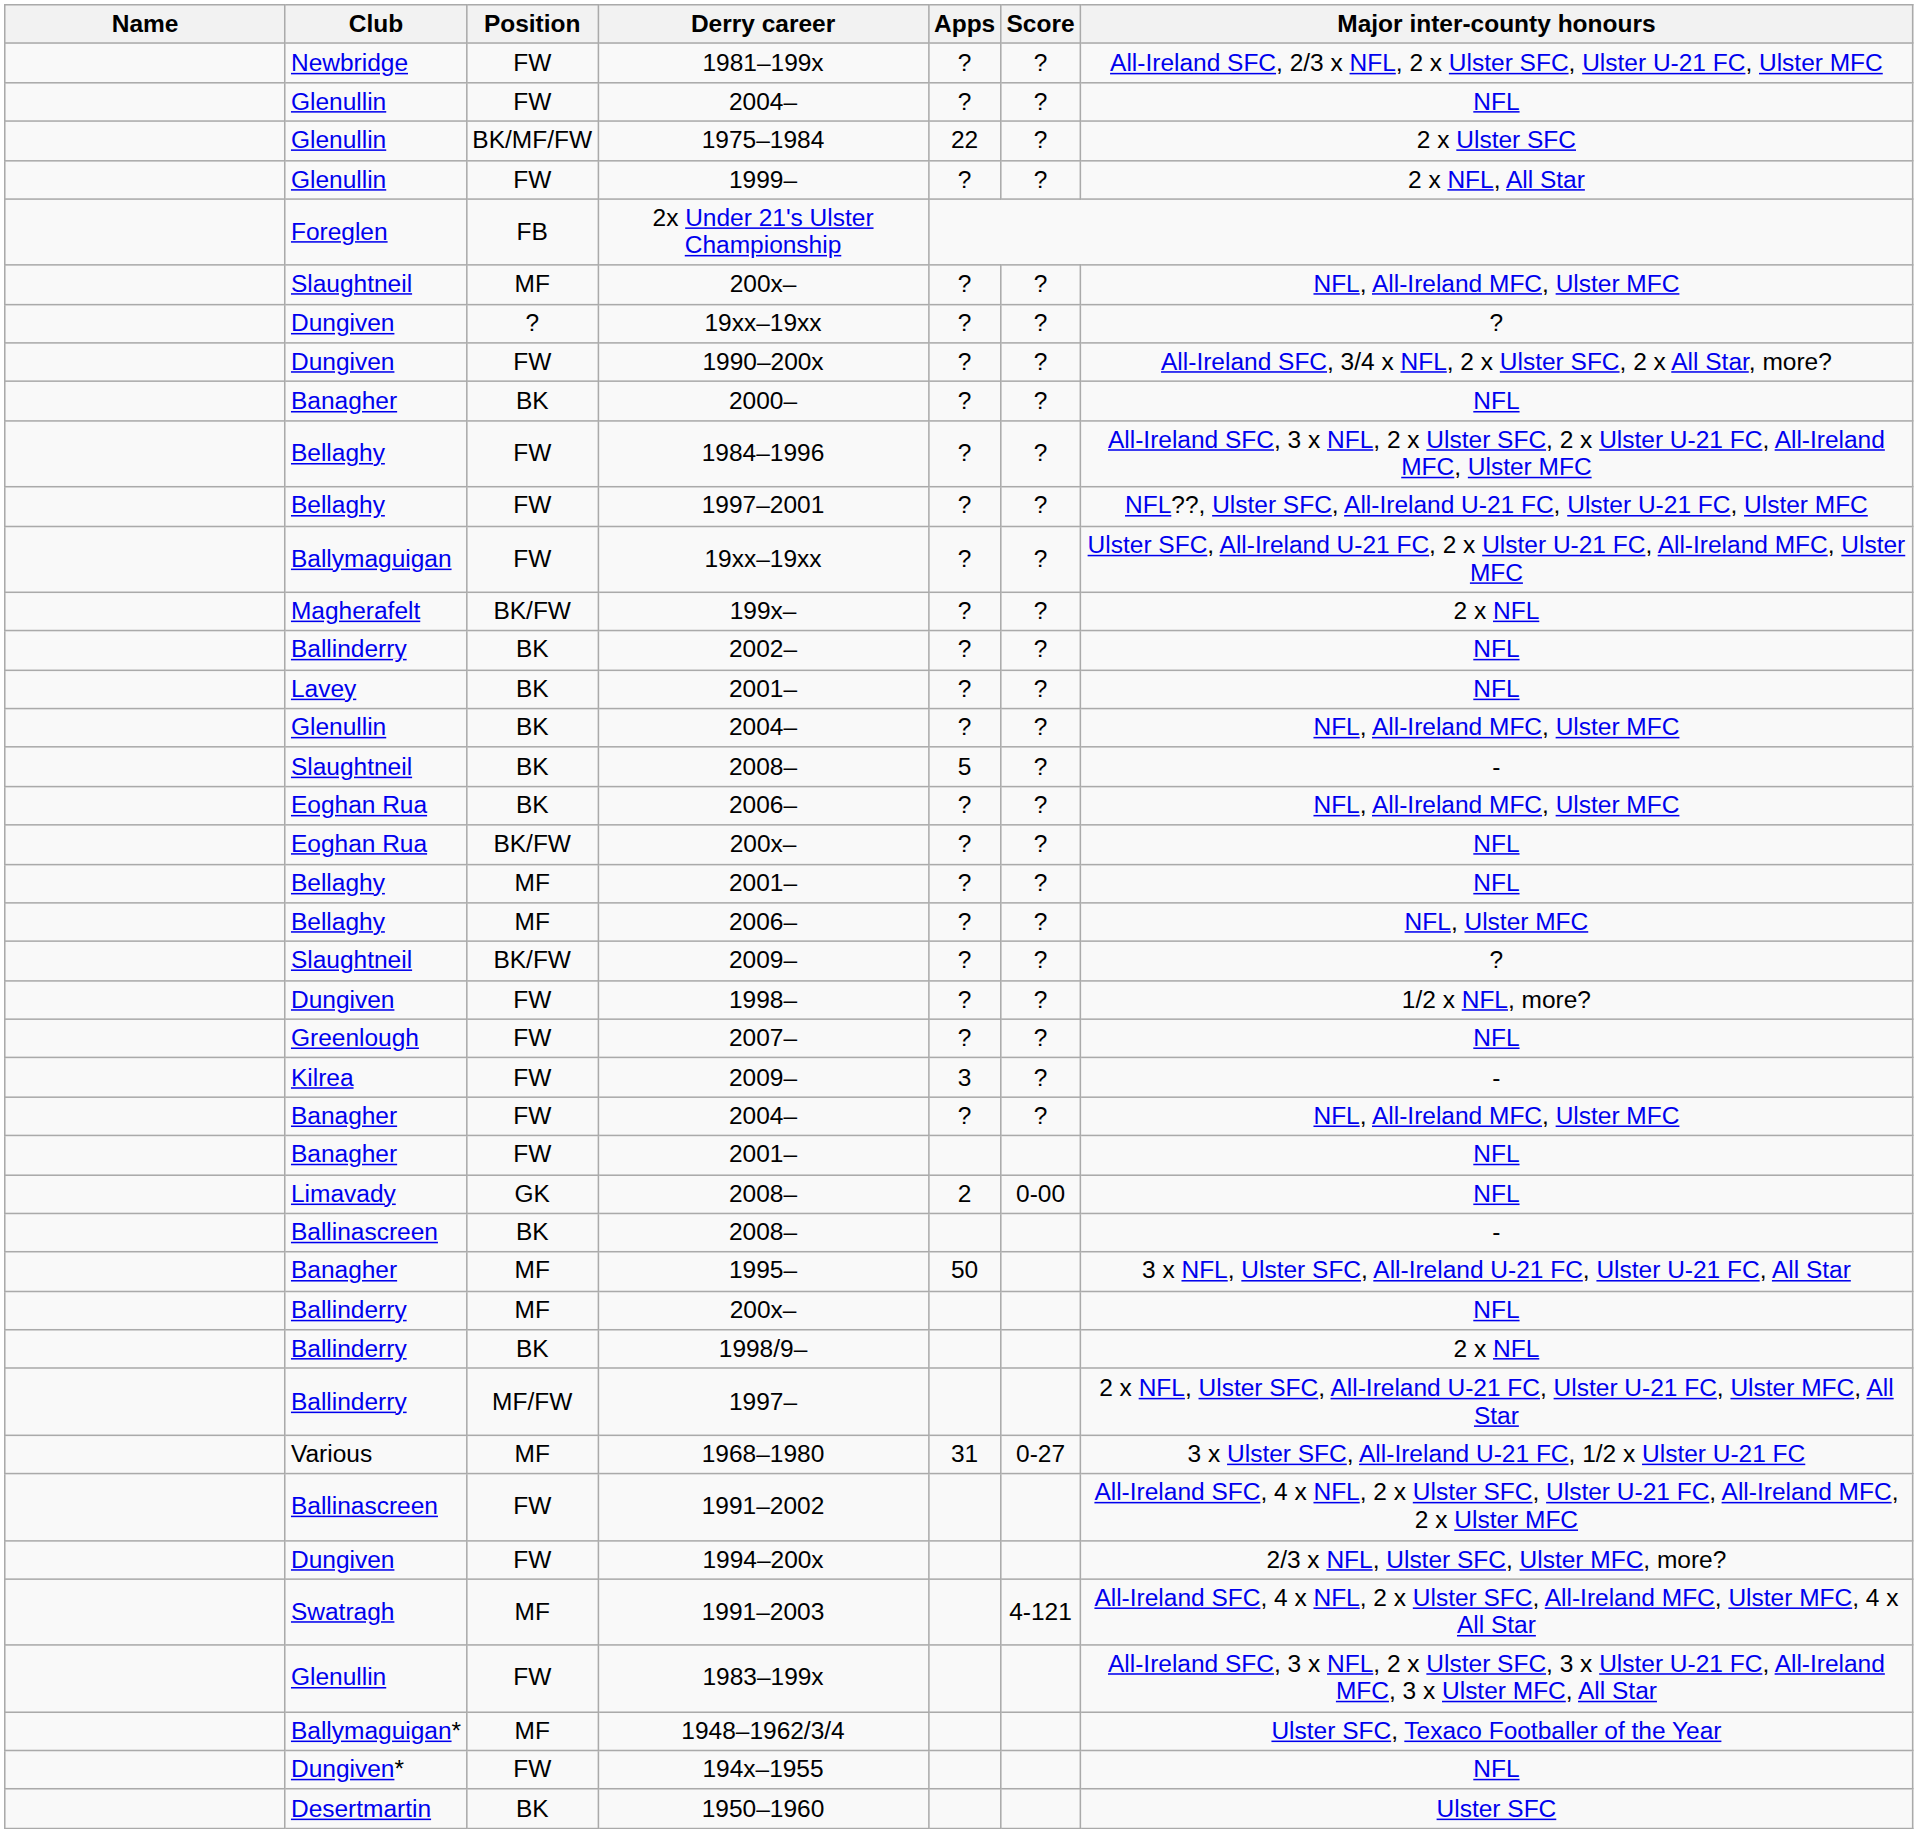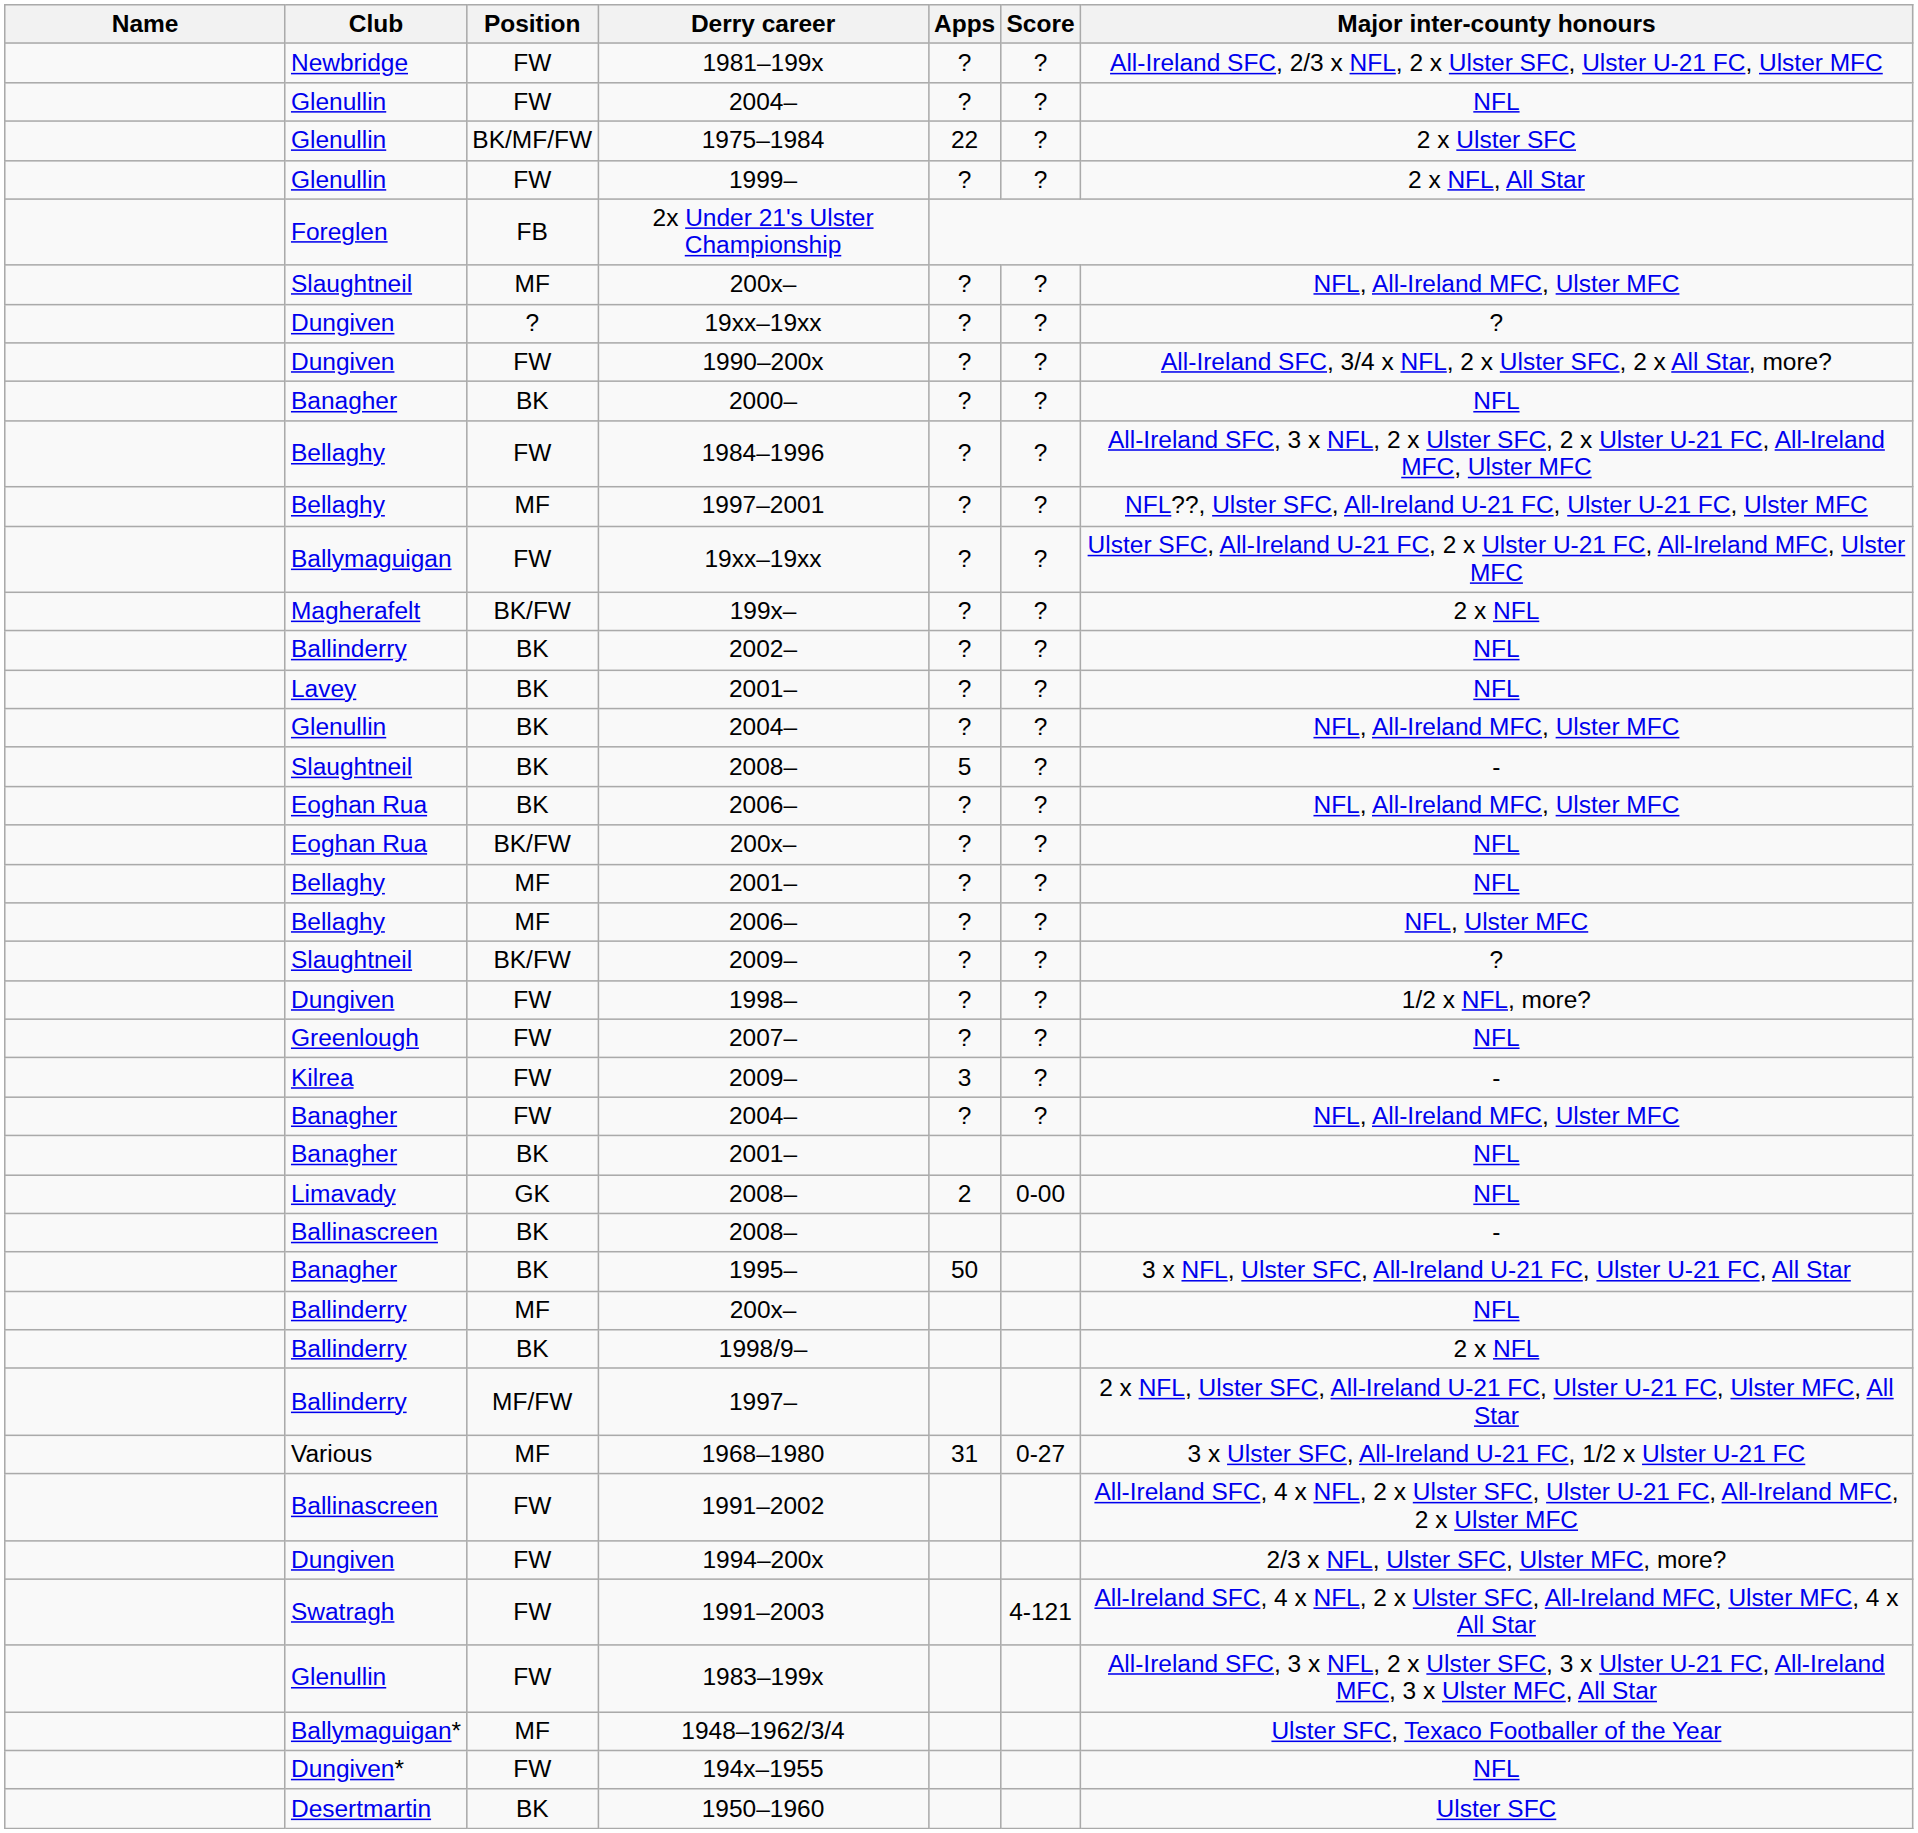(532, 506) FW -> (532, 506) MF
(532, 1154) FW -> (532, 1154) BK
(532, 1271) MF -> (532, 1271) BK
(532, 1611) MF -> (532, 1611) FW
